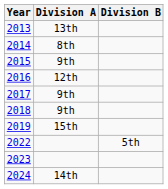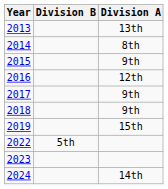columns swapped: (66, 13) <-> (131, 13)
